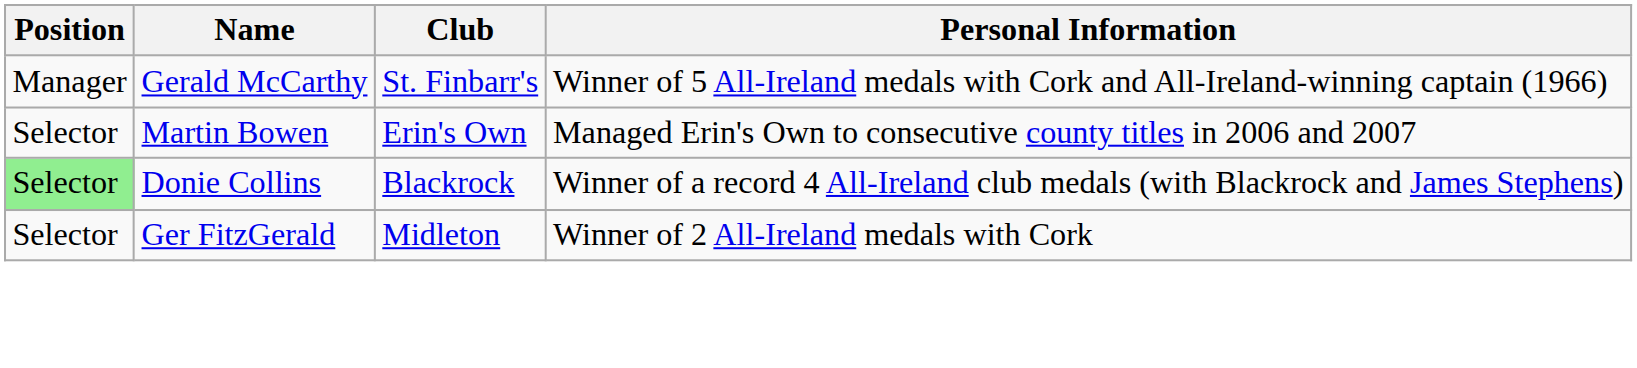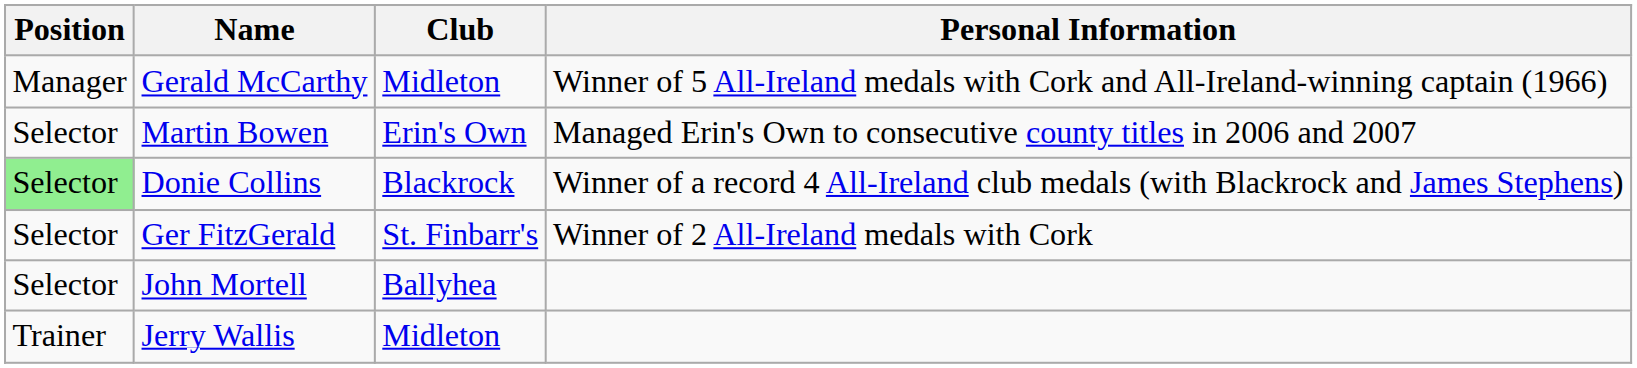(460, 81) St. Finbarr's -> (441, 81) Midleton
(441, 234) Midleton -> (460, 234) St. Finbarr's
+ row: (224, 285)
+ row: (218, 336)
